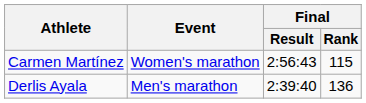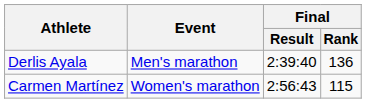rows swapped: (47, 86) <-> (66, 63)
